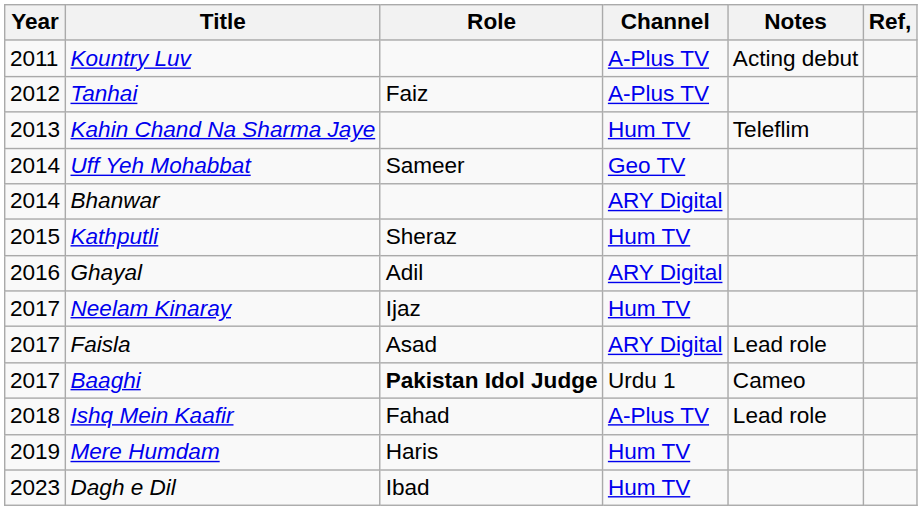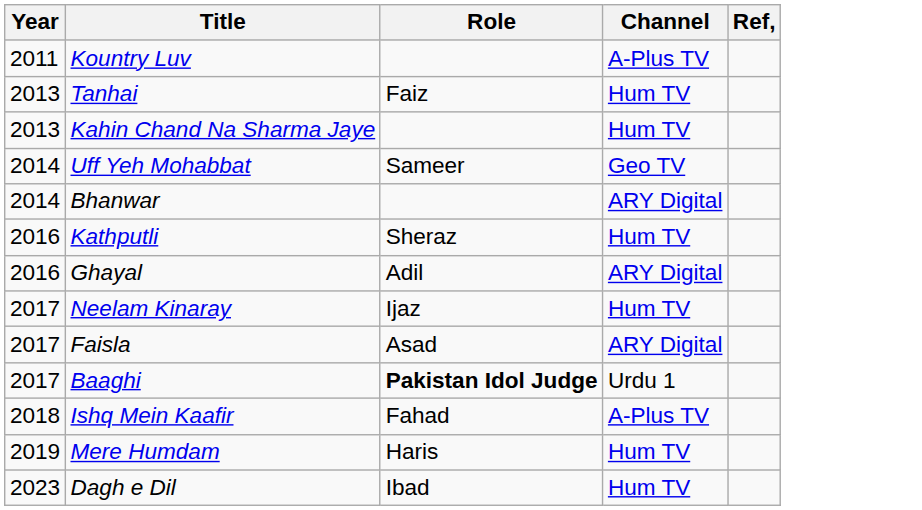- column: (796, 22)
(35, 93) 2012 -> (35, 93) 2013
(658, 93) A-Plus TV -> (649, 93) Hum TV
(35, 237) 2015 -> (35, 237) 2016
